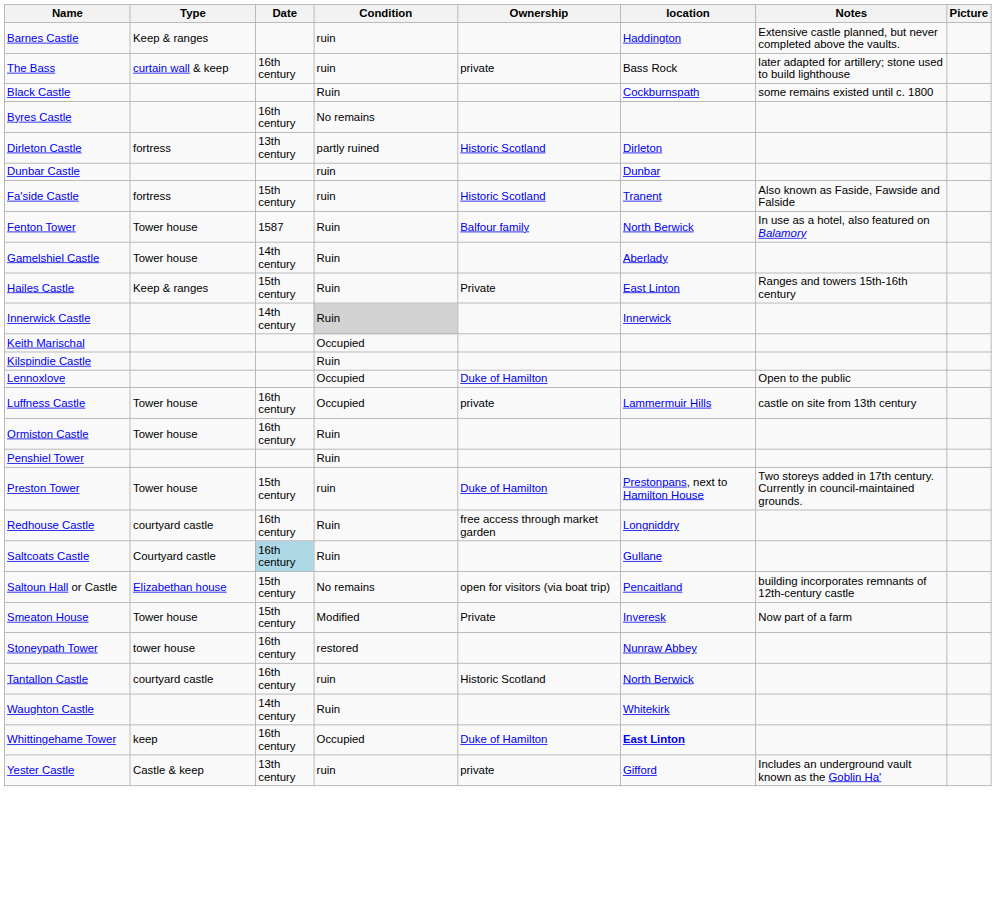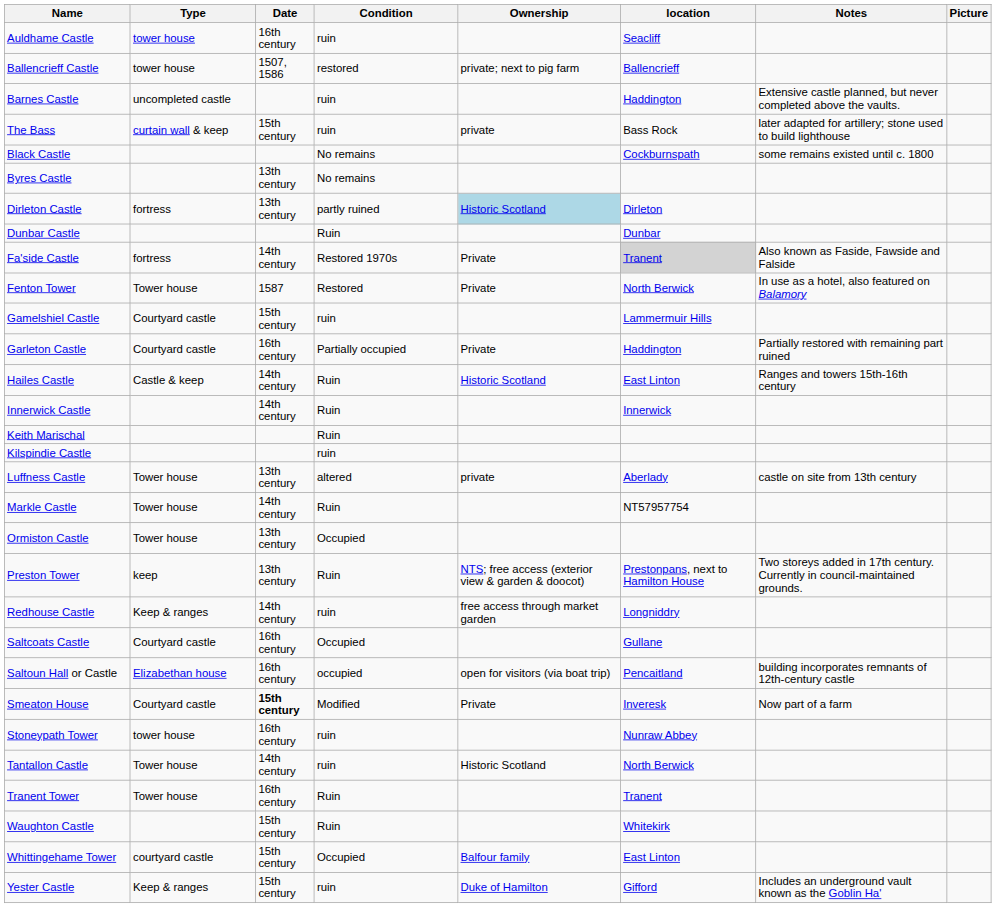+ row: (50, 38)
+ row: (53, 69)
(171, 38) Keep & ranges -> (182, 99) uncompleted castle
(277, 69) 16th century -> (277, 130) 15th century
(328, 93) Ruin -> (346, 154) No remains
(277, 117) 16th century -> (277, 178) 13th century
(503, 148) no background -> (503, 209) lightblue background
(326, 172) ruin -> (329, 233) Ruin
(277, 196) 15th century -> (277, 258) 14th century
(326, 196) ruin -> (357, 258) Restored 1970s
(503, 196) Historic Scotland -> (478, 258) Private
(642, 196) no background -> (643, 258) lightgrey background
(328, 227) Ruin -> (340, 288) Restored
(495, 227) Balfour family -> (478, 288) Private
(165, 258) Tower house -> (174, 319) Courtyard castle
(277, 258) 14th century -> (277, 319) 15th century
(328, 258) Ruin -> (326, 319) ruin
(645, 258) Aberlady -> (667, 319) Lammermuir Hills
+ row: (47, 350)
(171, 288) Keep & ranges -> (168, 380) Castle & keep
(277, 288) 15th century -> (277, 380) 14th century
(478, 288) Private -> (503, 380) Historic Scotland
(328, 319) lightgrey background -> (329, 411) no background
(341, 343) Occupied -> (329, 435) Ruin
(328, 361) Ruin -> (326, 453) ruin
- row: (36, 379)
(277, 403) 16th century -> (277, 477) 13th century
(341, 403) Occupied -> (334, 477) altered
(667, 403) Lammermuir Hills -> (646, 477) Aberlady
+ row: (42, 508)
(277, 434) 16th century -> (277, 539) 13th century
(328, 434) Ruin -> (341, 539) Occupied
- row: (46, 458)
(165, 489) Tower house -> (145, 575) keep
(277, 489) 15th century -> (277, 575) 13th century
(326, 489) ruin -> (329, 575) Ruin
(504, 489) Duke of Hamilton -> (527, 575) NTS; free access (exterior view & garden & doocot)
(173, 526) courtyard castle -> (171, 612) Keep & ranges
(277, 526) 16th century -> (277, 612) 14th century
(328, 526) Ruin -> (326, 612) ruin
(277, 557) lightblue background -> (277, 643) no background
(328, 557) Ruin -> (341, 643) Occupied
(277, 587) 15th century -> (277, 674) 16th century
(346, 587) No remains -> (340, 674) occupied
(165, 618) Tower house -> (174, 704) Courtyard castle
(277, 618) normal -> (279, 704) bold
(337, 648) restored -> (326, 735) ruin
(173, 679) courtyard castle -> (165, 765) Tower house
(277, 679) 16th century -> (277, 765) 14th century
+ row: (43, 796)
(277, 710) 14th century -> (277, 827) 15th century
(145, 740) keep -> (173, 857) courtyard castle
(277, 740) 16th century -> (277, 857) 15th century
(504, 740) Duke of Hamilton -> (495, 857) Balfour family
(654, 740) bold -> (652, 857) normal
(168, 771) Castle & keep -> (171, 888) Keep & ranges
(277, 771) 13th century -> (277, 888) 15th century
(477, 771) private -> (504, 888) Duke of Hamilton
